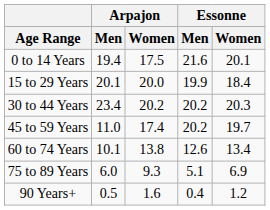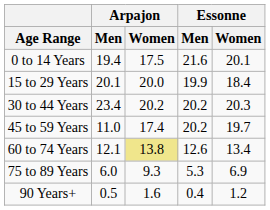(108, 149) 10.1 -> (108, 149) 12.1
(152, 149) no background -> (152, 149) khaki background
(195, 171) 5.1 -> (195, 171) 5.3
